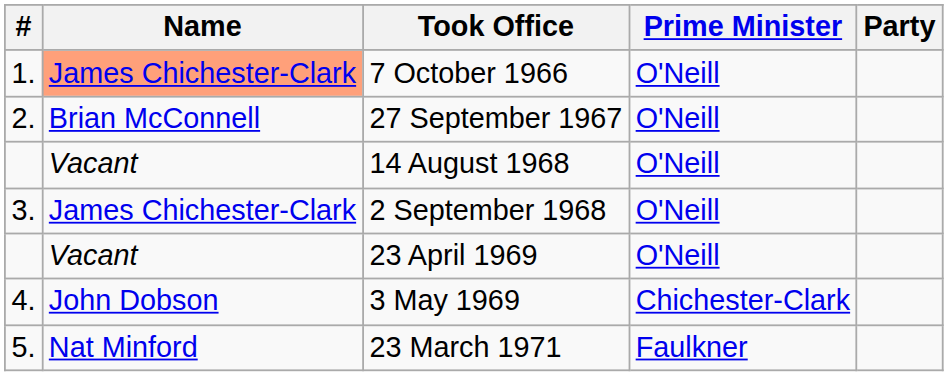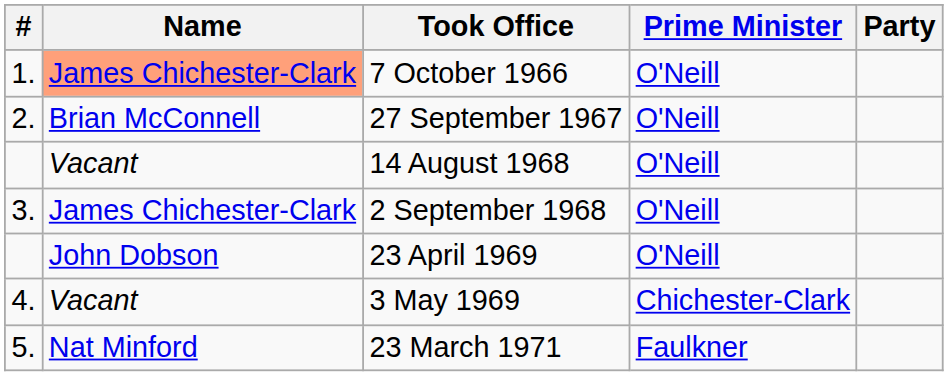(93, 255) Vacant -> (134, 255) John Dobson
(134, 301) John Dobson -> (93, 301) Vacant
